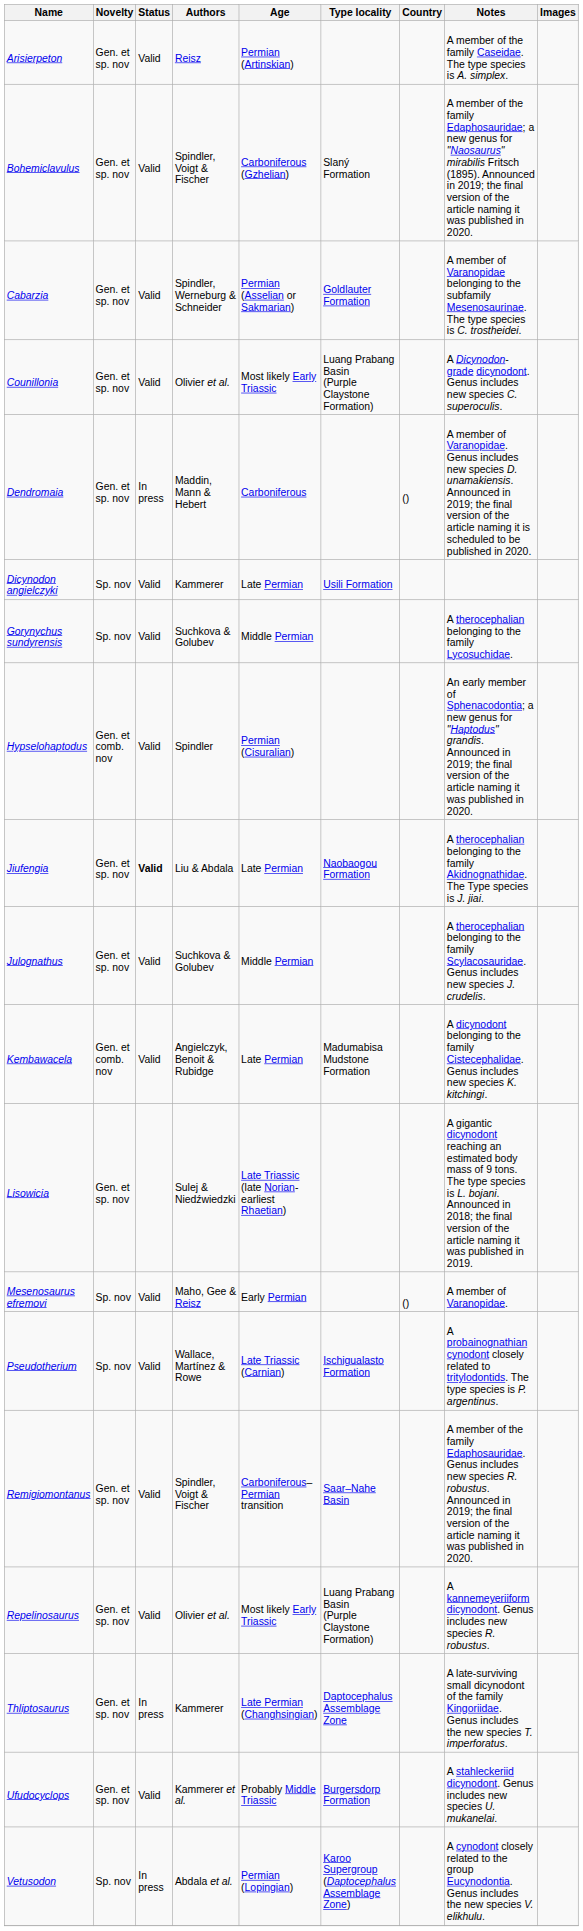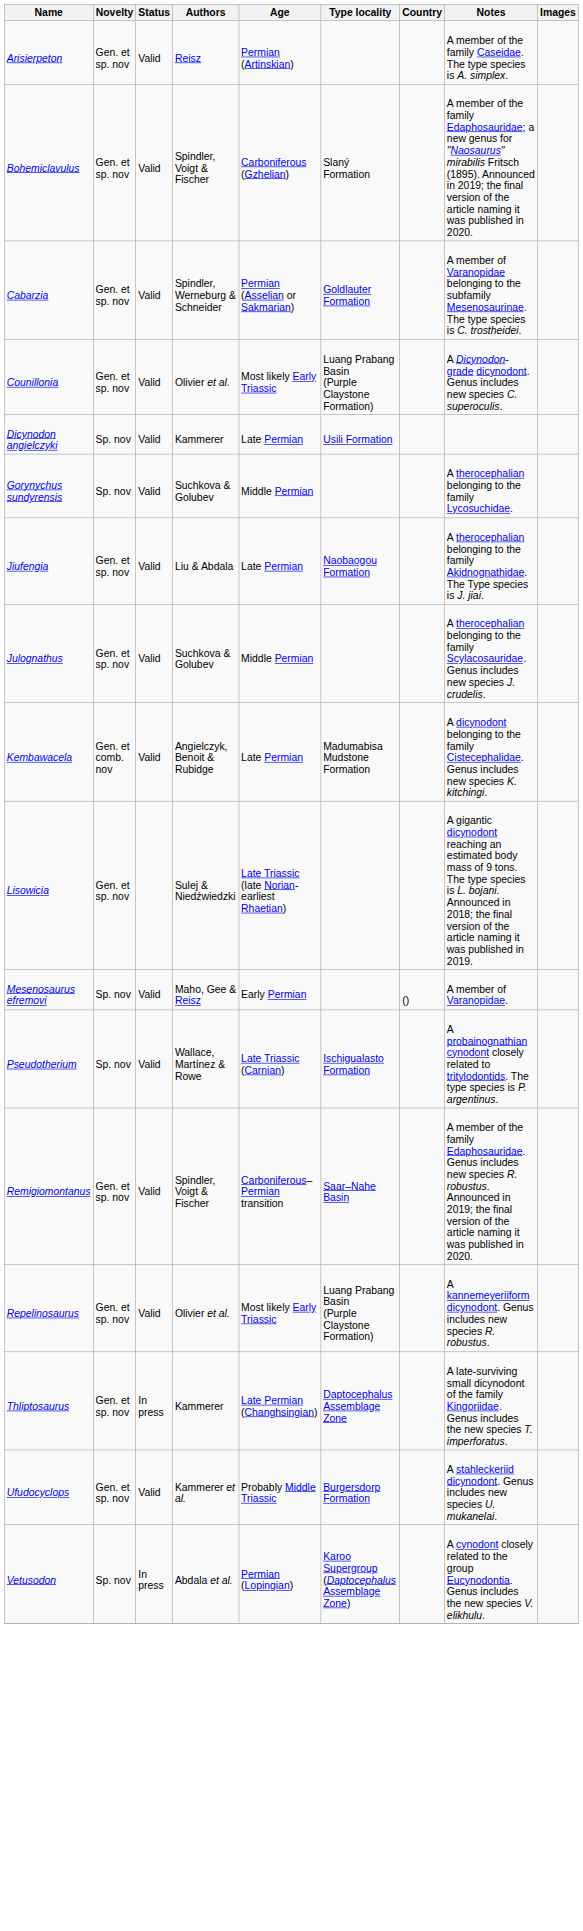- row: (35, 493)
- row: (47, 747)
(150, 869) bold -> (149, 566) normal
